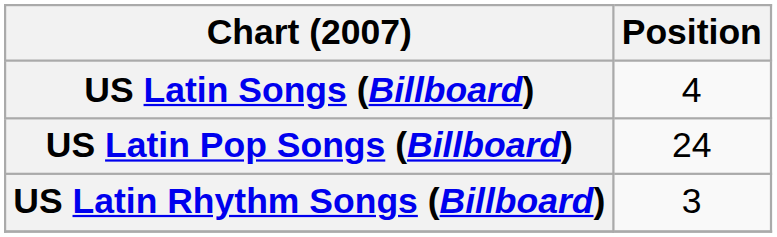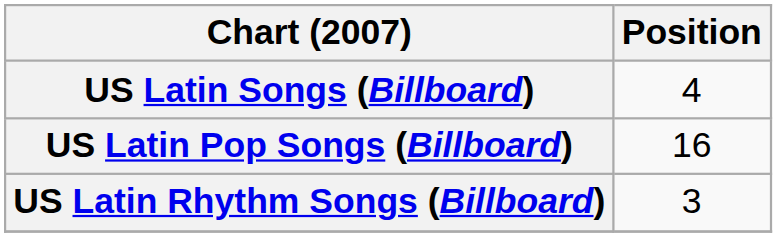(692, 145) 24 -> (692, 145) 16
